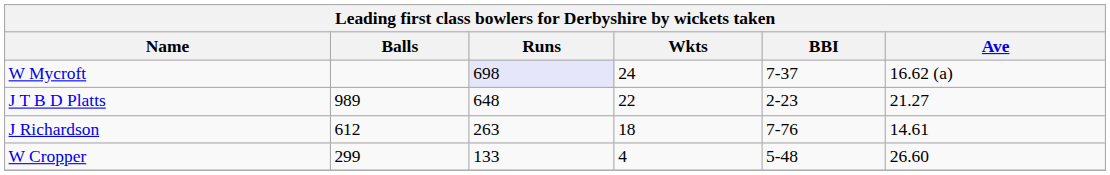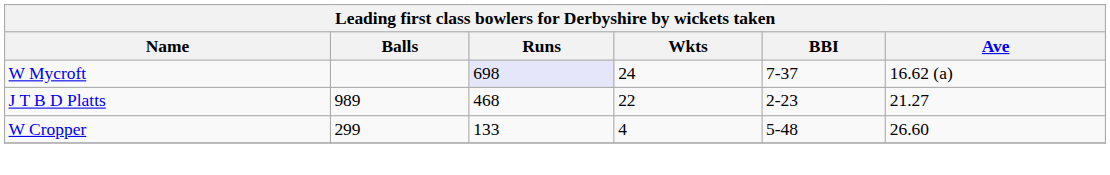(486, 101) 648 -> (486, 101) 468
- row: (54, 128)
